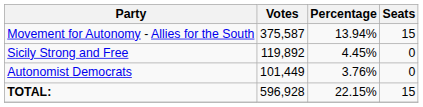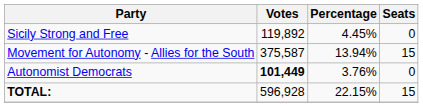rows swapped: (131, 33) <-> (68, 53)
(282, 72) normal -> (282, 72) bold
